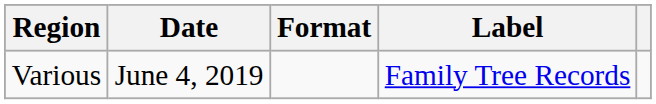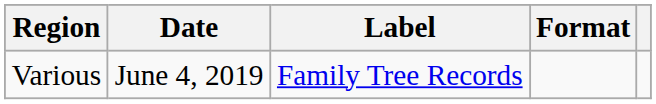columns swapped: (324, 27) <-> (508, 27)
